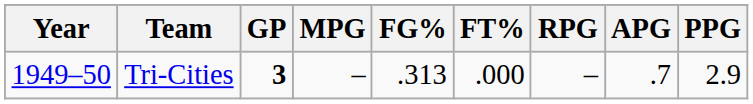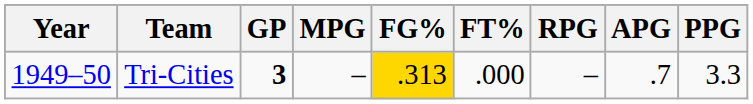(422, 74) no background -> (422, 74) gold background
(723, 74) 2.9 -> (723, 74) 3.3
